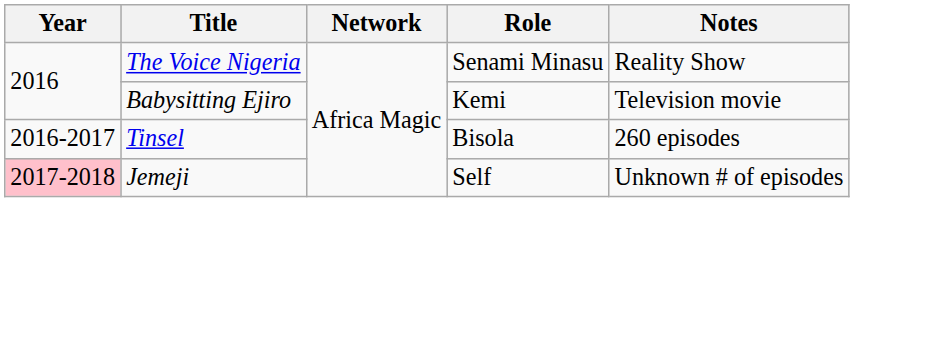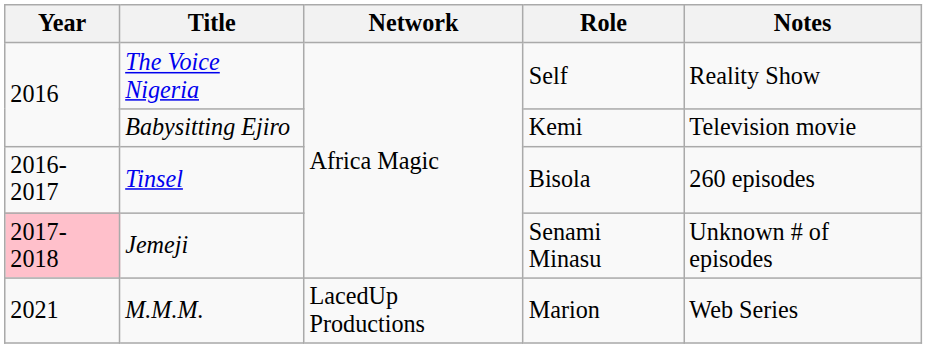(528, 61) Senami Minasu -> (548, 75) Self
(472, 176) Self -> (565, 244) Senami Minasu
+ row: (164, 310)
